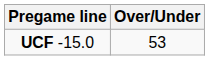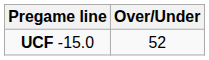(157, 42) 53 -> (157, 42) 52
